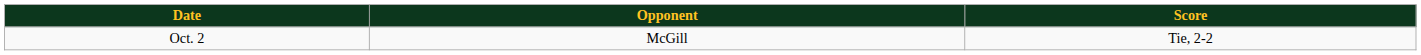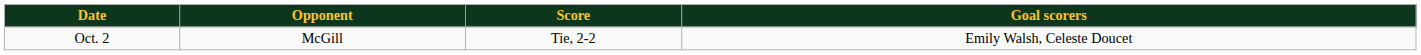+ column: (1049, 15)
